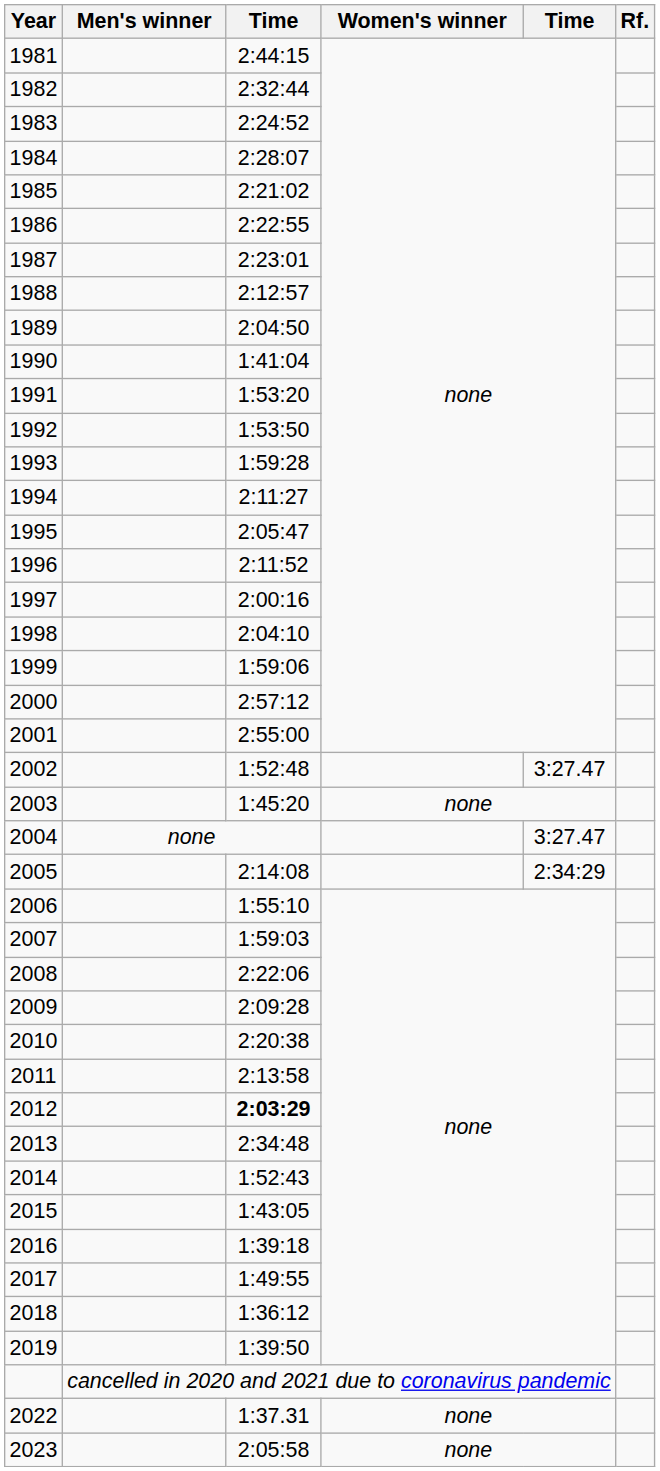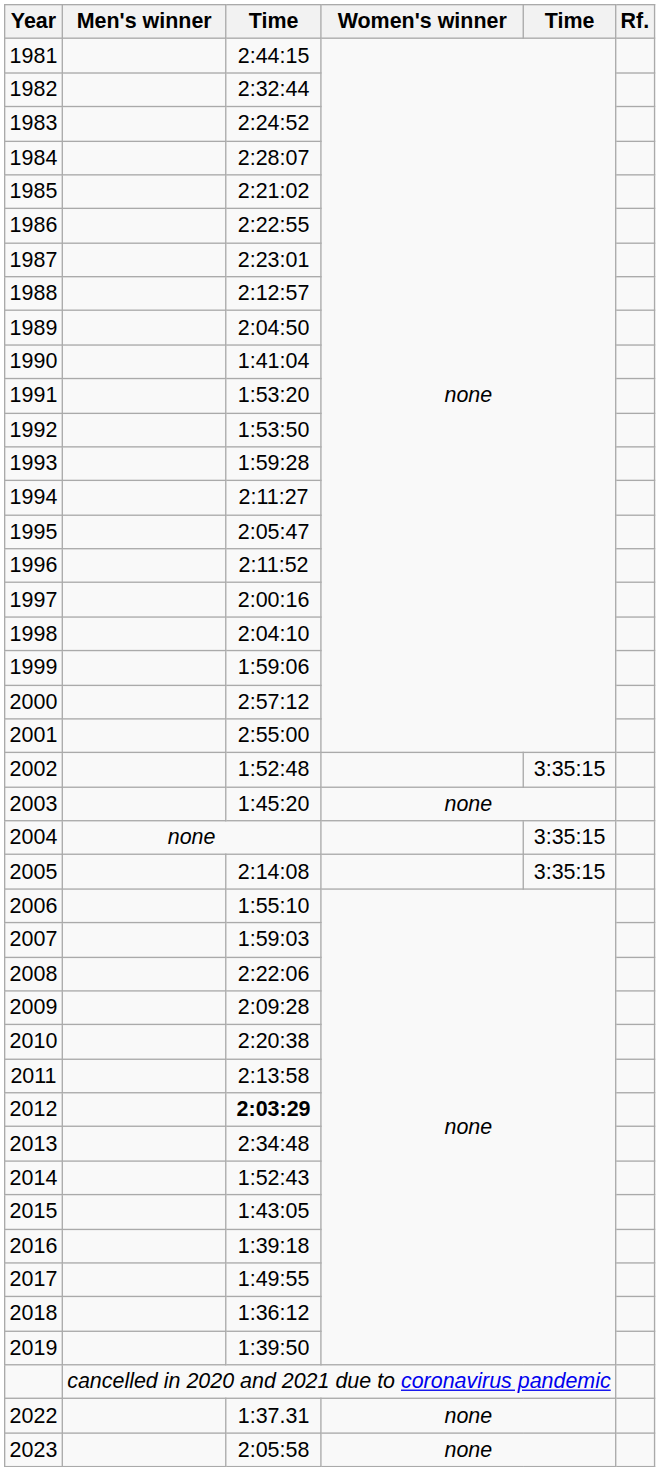(570, 769) 3:27.47 -> (570, 769) 3:35:15
(570, 837) 3:27.47 -> (570, 837) 3:35:15
(570, 871) 2:34:29 -> (570, 871) 3:35:15
